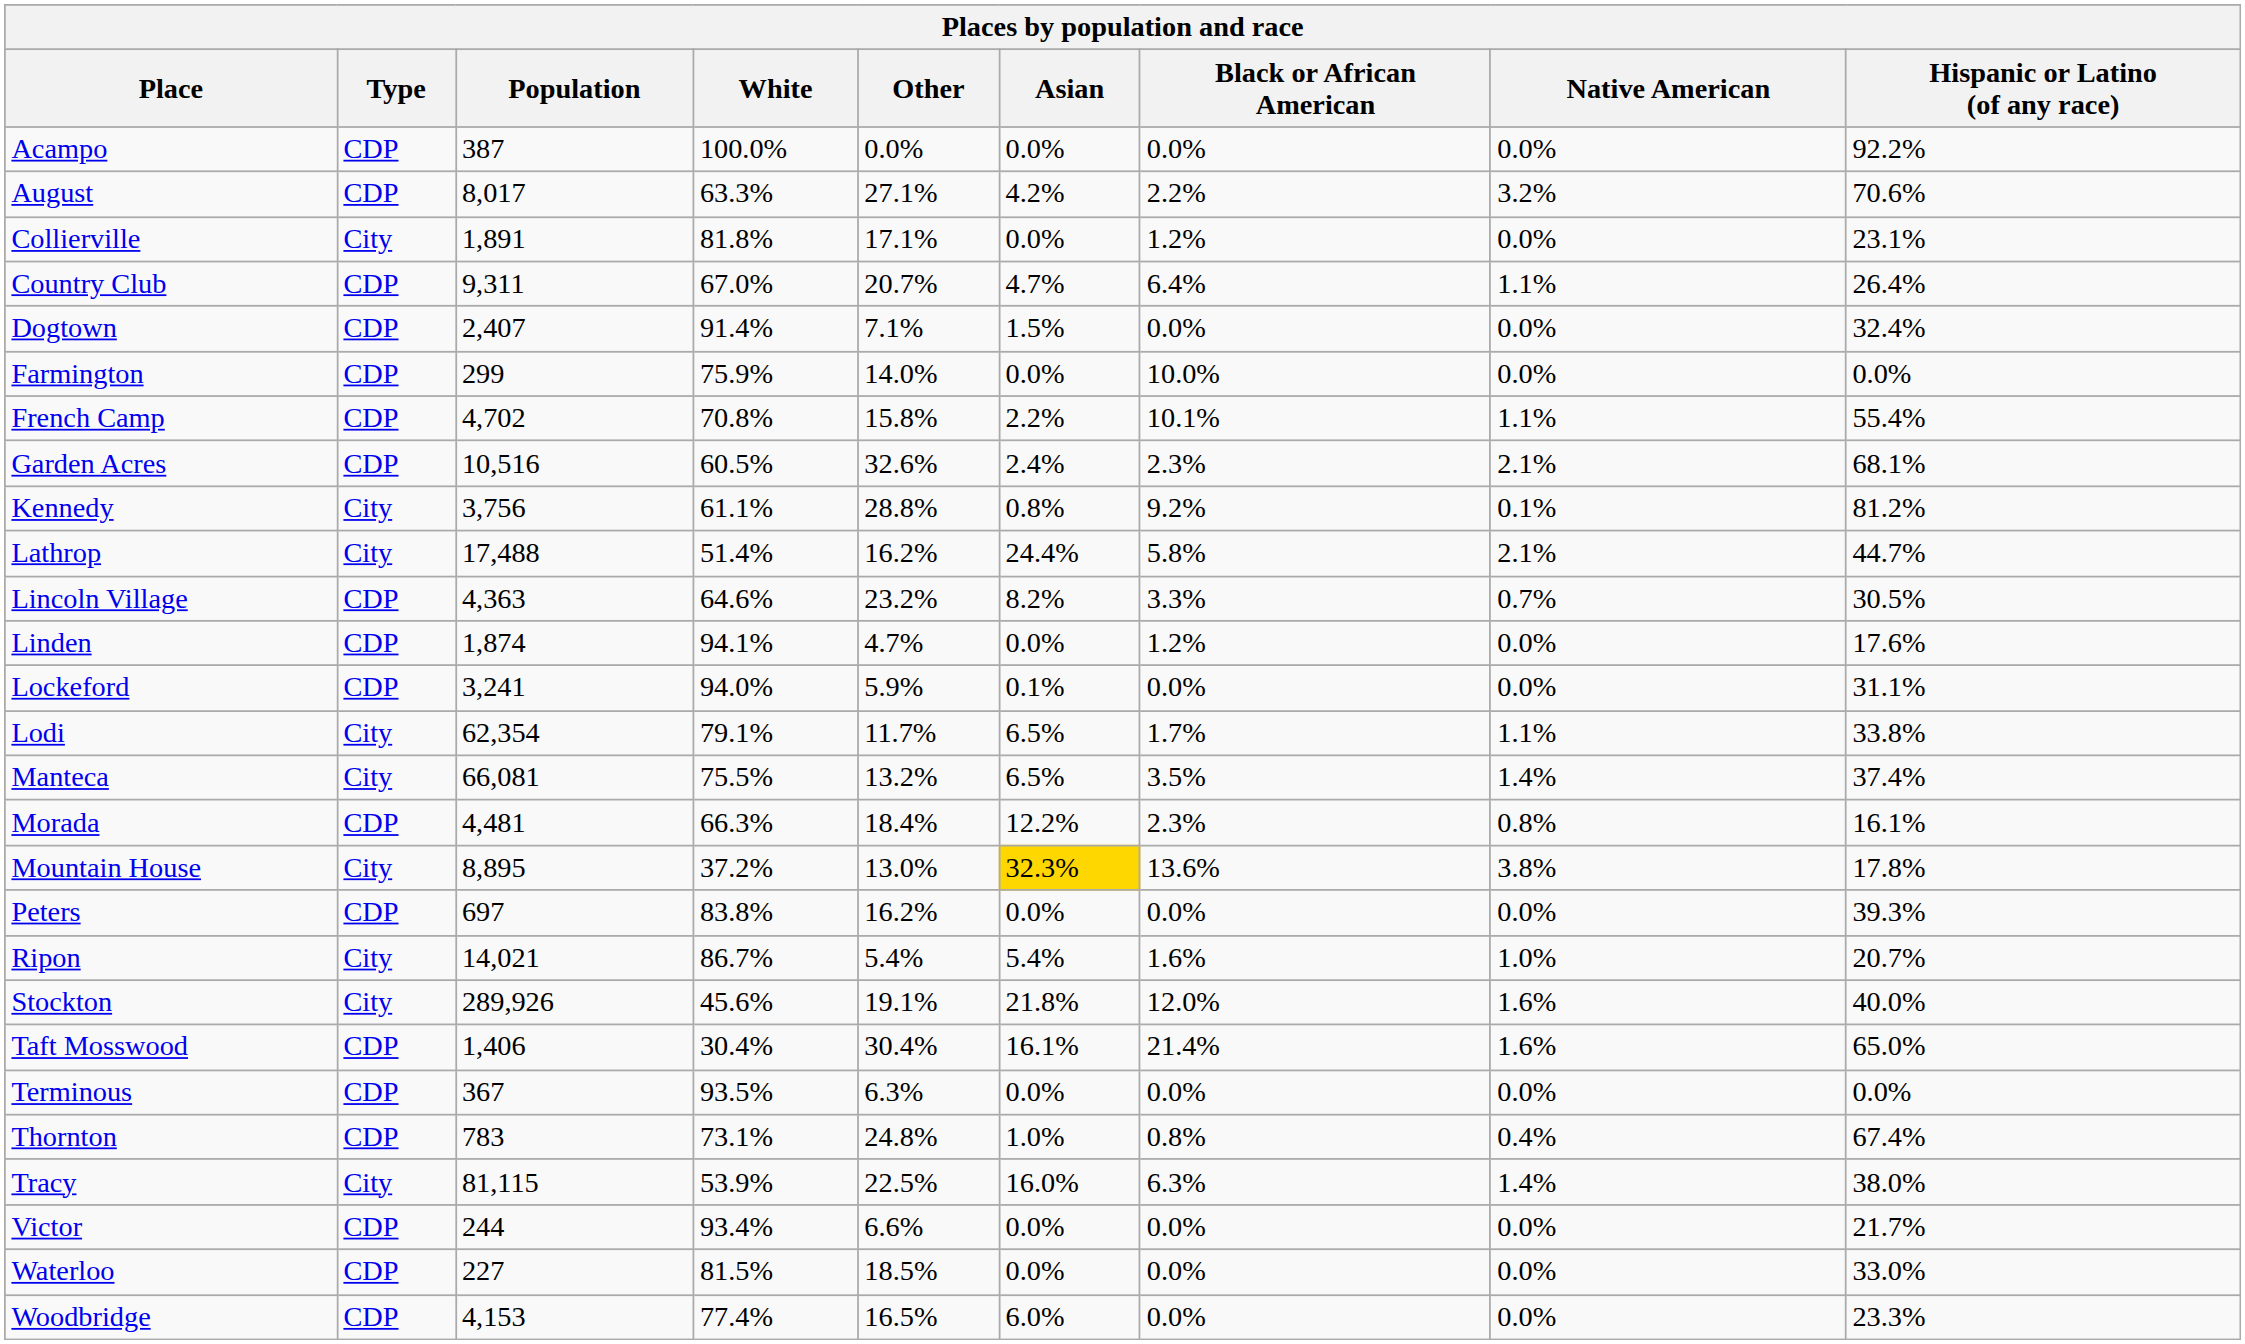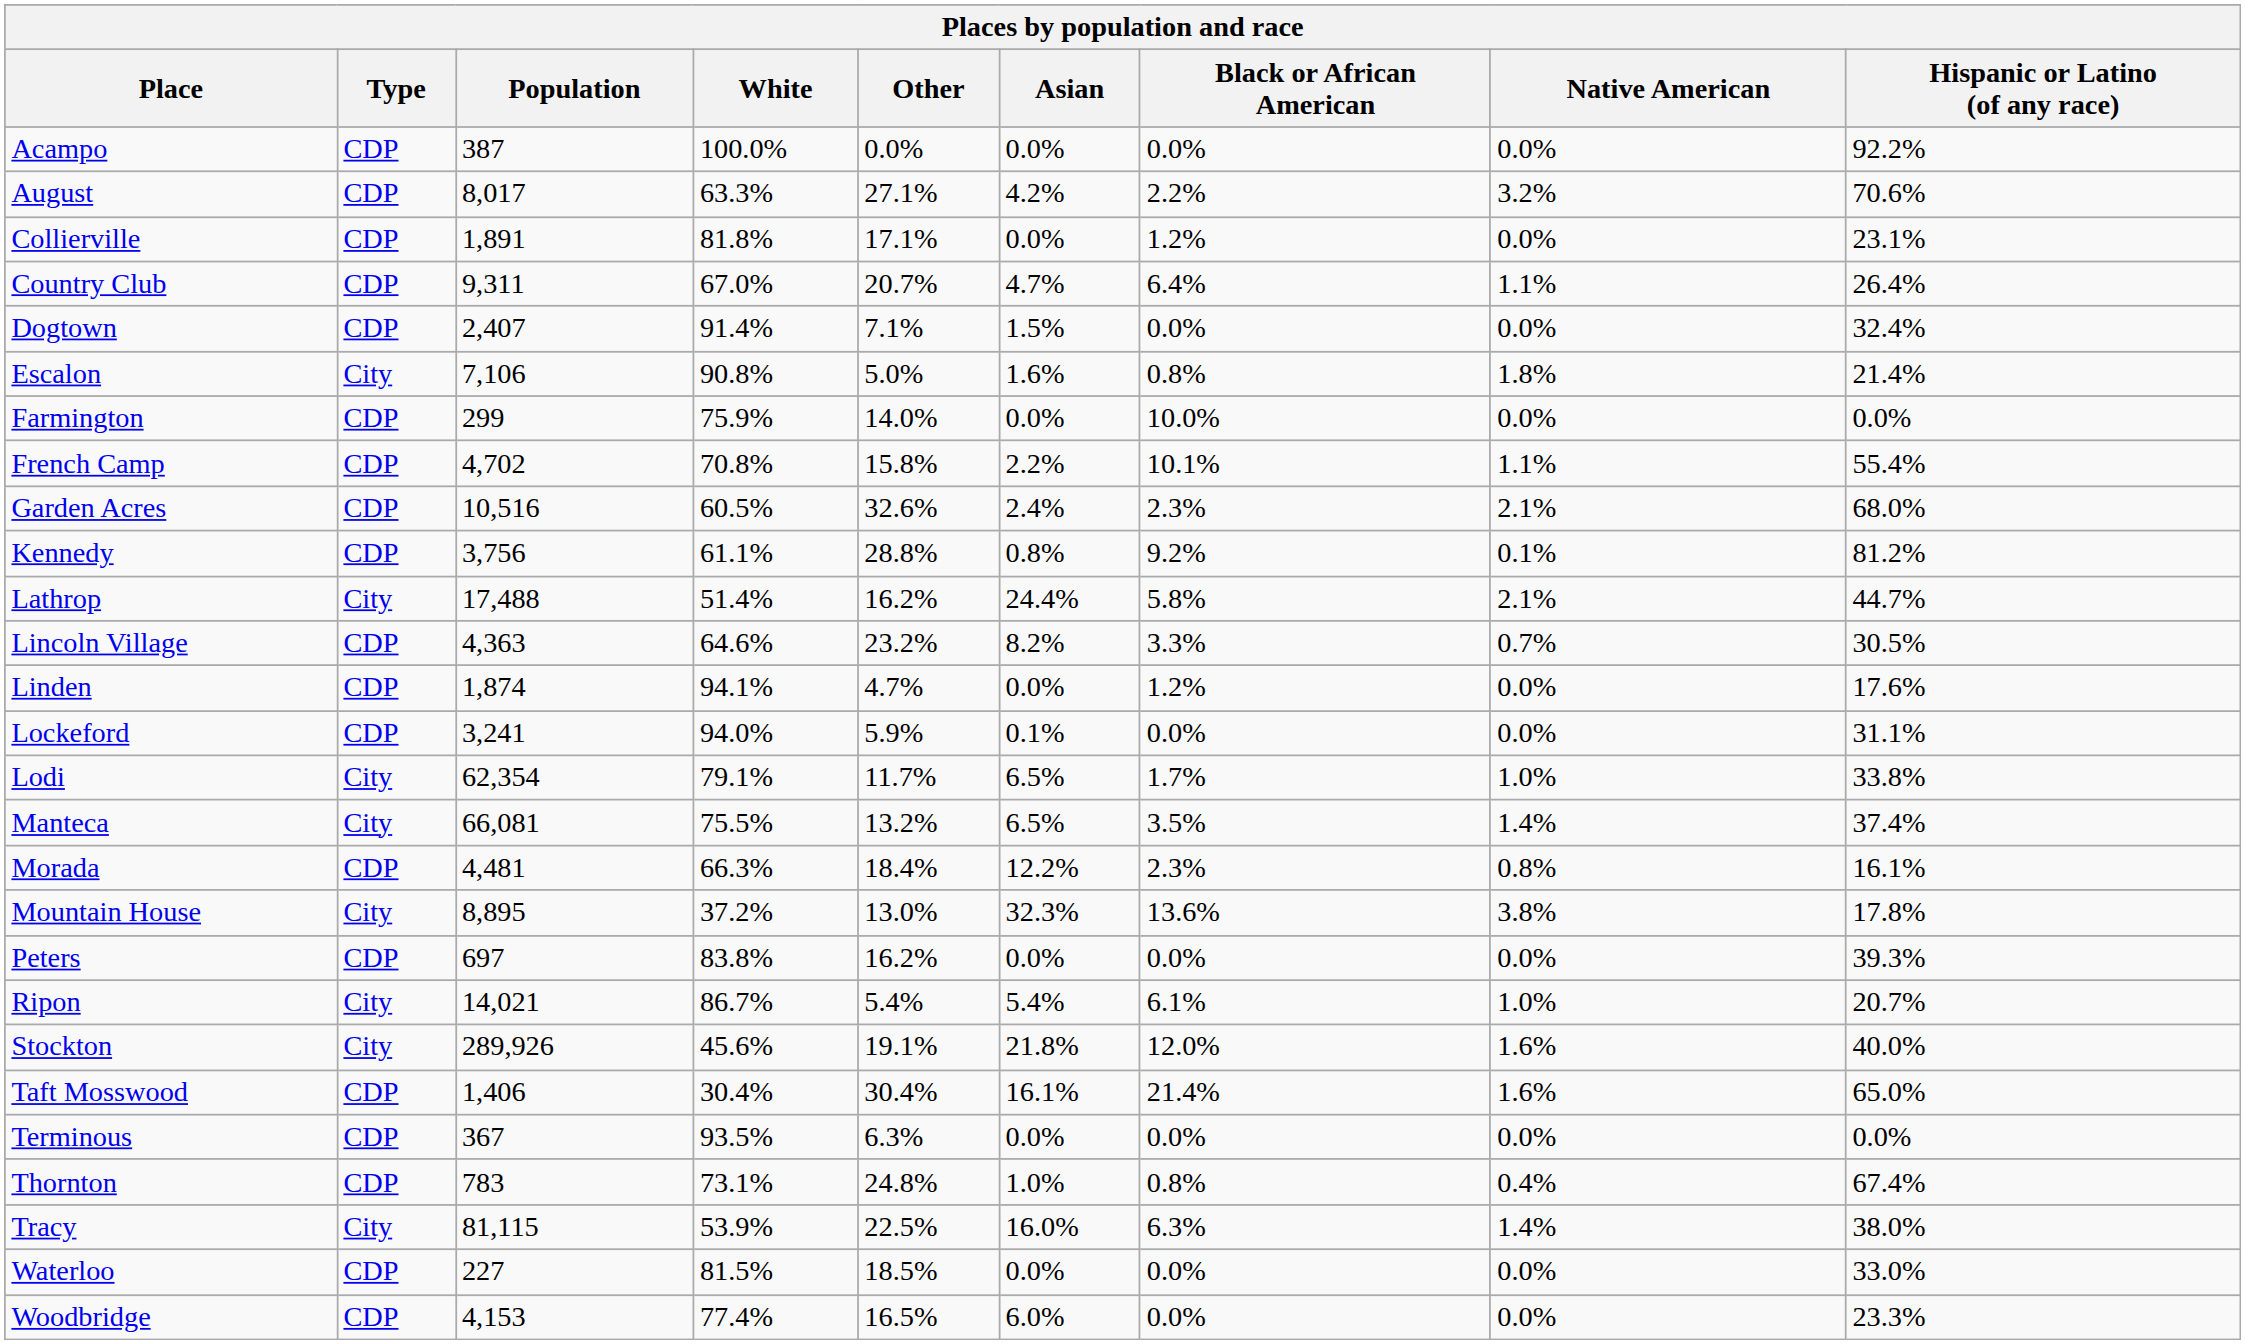(368, 238) City -> (371, 238) CDP
+ row: (56, 373)
(1889, 463) 68.1% -> (1889, 507) 68.0%
(368, 507) City -> (371, 552) CDP
(1527, 732) 1.1% -> (1527, 777) 1.0%
(1042, 867) gold background -> (1042, 912) no background
(1176, 957) 1.6% -> (1176, 1002) 6.1%
- row: (47, 1226)
